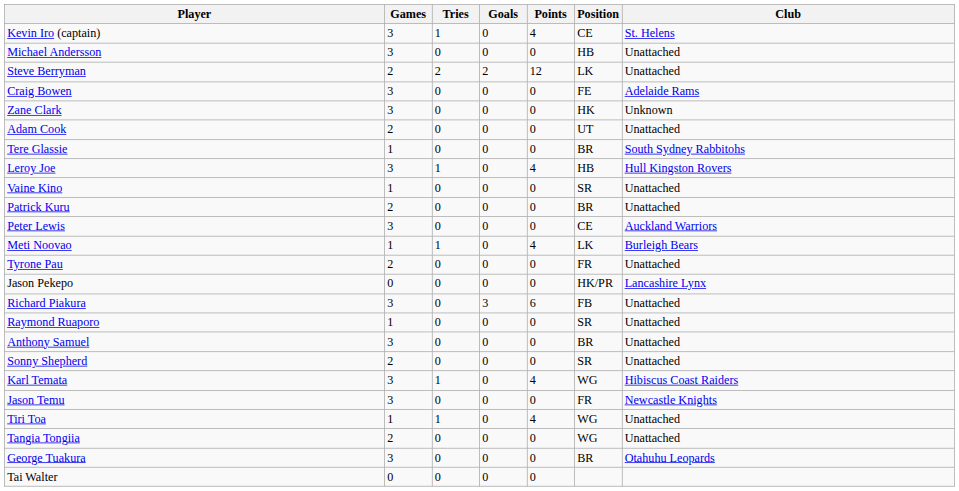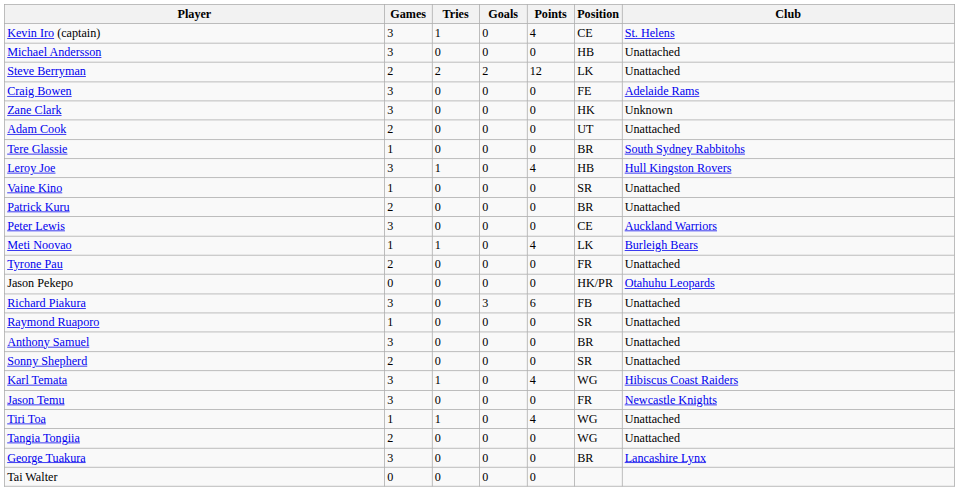(665, 284) Lancashire Lynx -> (670, 284) Otahuhu Leopards
(670, 457) Otahuhu Leopards -> (665, 457) Lancashire Lynx
